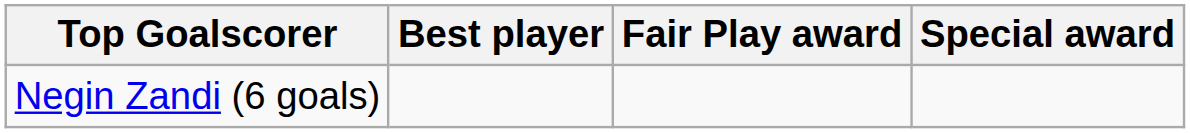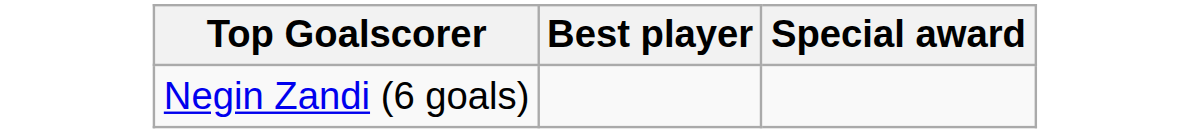- column: (762, 34)
